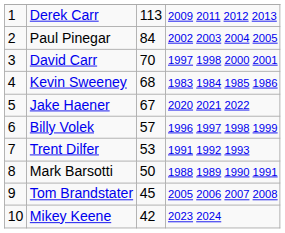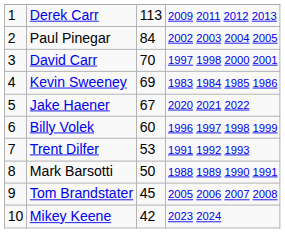(147, 82) 68 -> (147, 82) 69
(147, 127) 57 -> (147, 127) 60
